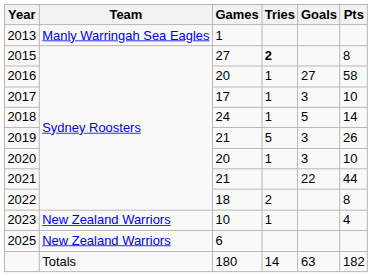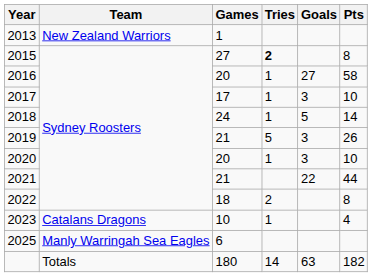(126, 35) Manly Warringah Sea Eagles -> (106, 35) New Zealand Warriors
(106, 220) New Zealand Warriors -> (94, 220) Catalans Dragons
(106, 240) New Zealand Warriors -> (126, 240) Manly Warringah Sea Eagles
